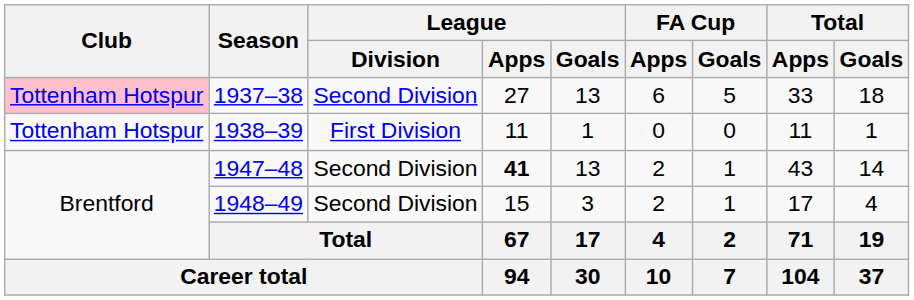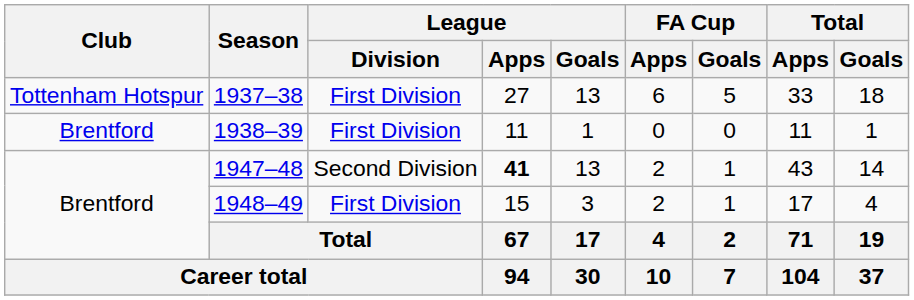(107, 95) pink background -> (107, 95) no background
(396, 95) Second Division -> (396, 95) First Division
(107, 131) Tottenham Hotspur -> (107, 131) Brentford
(396, 204) Second Division -> (396, 204) First Division
